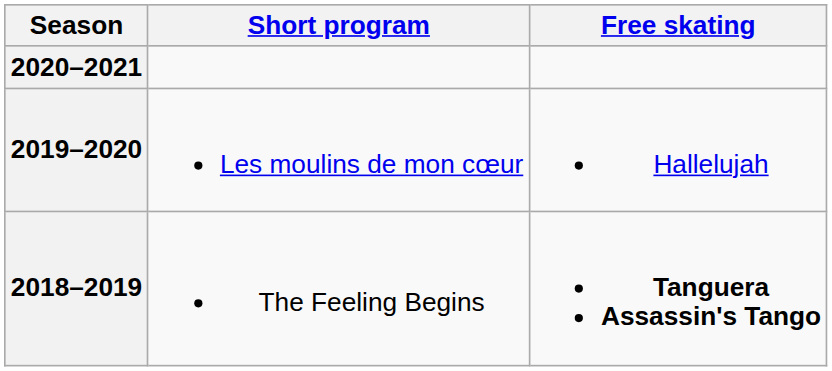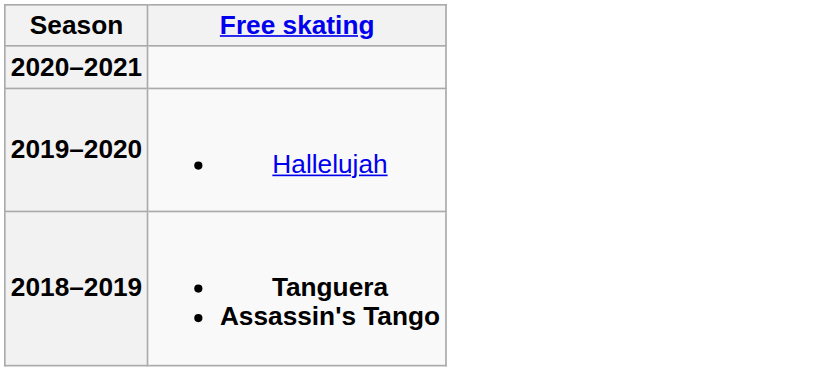- column: (339, 25)
